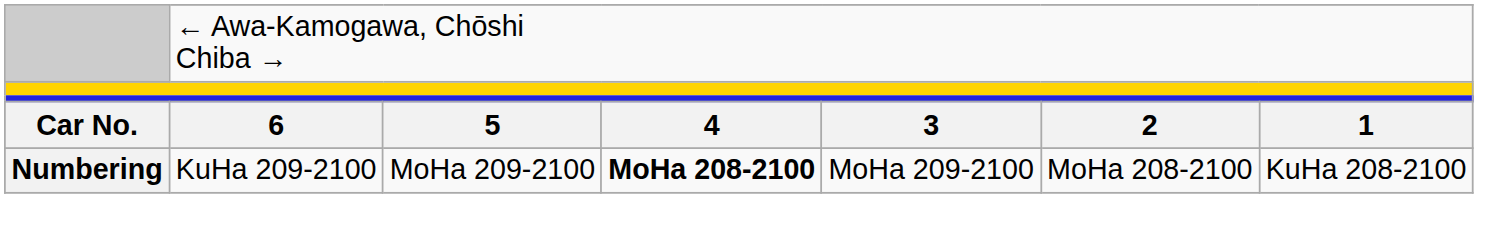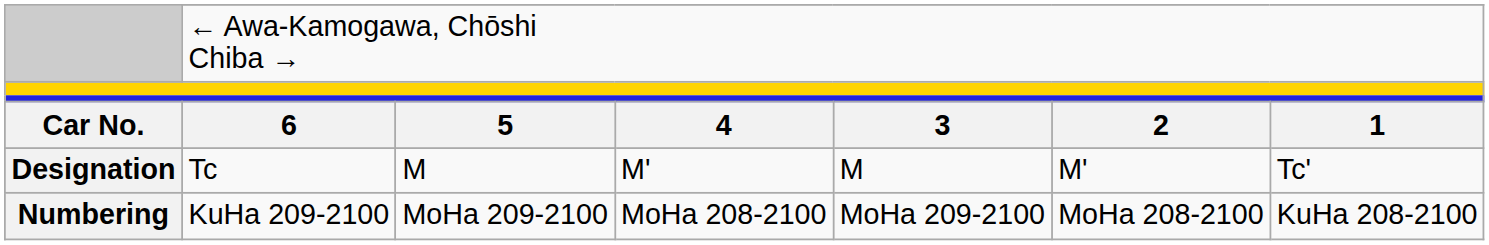+ row: (93, 169)
(712, 169) bold -> (724, 215) normal
